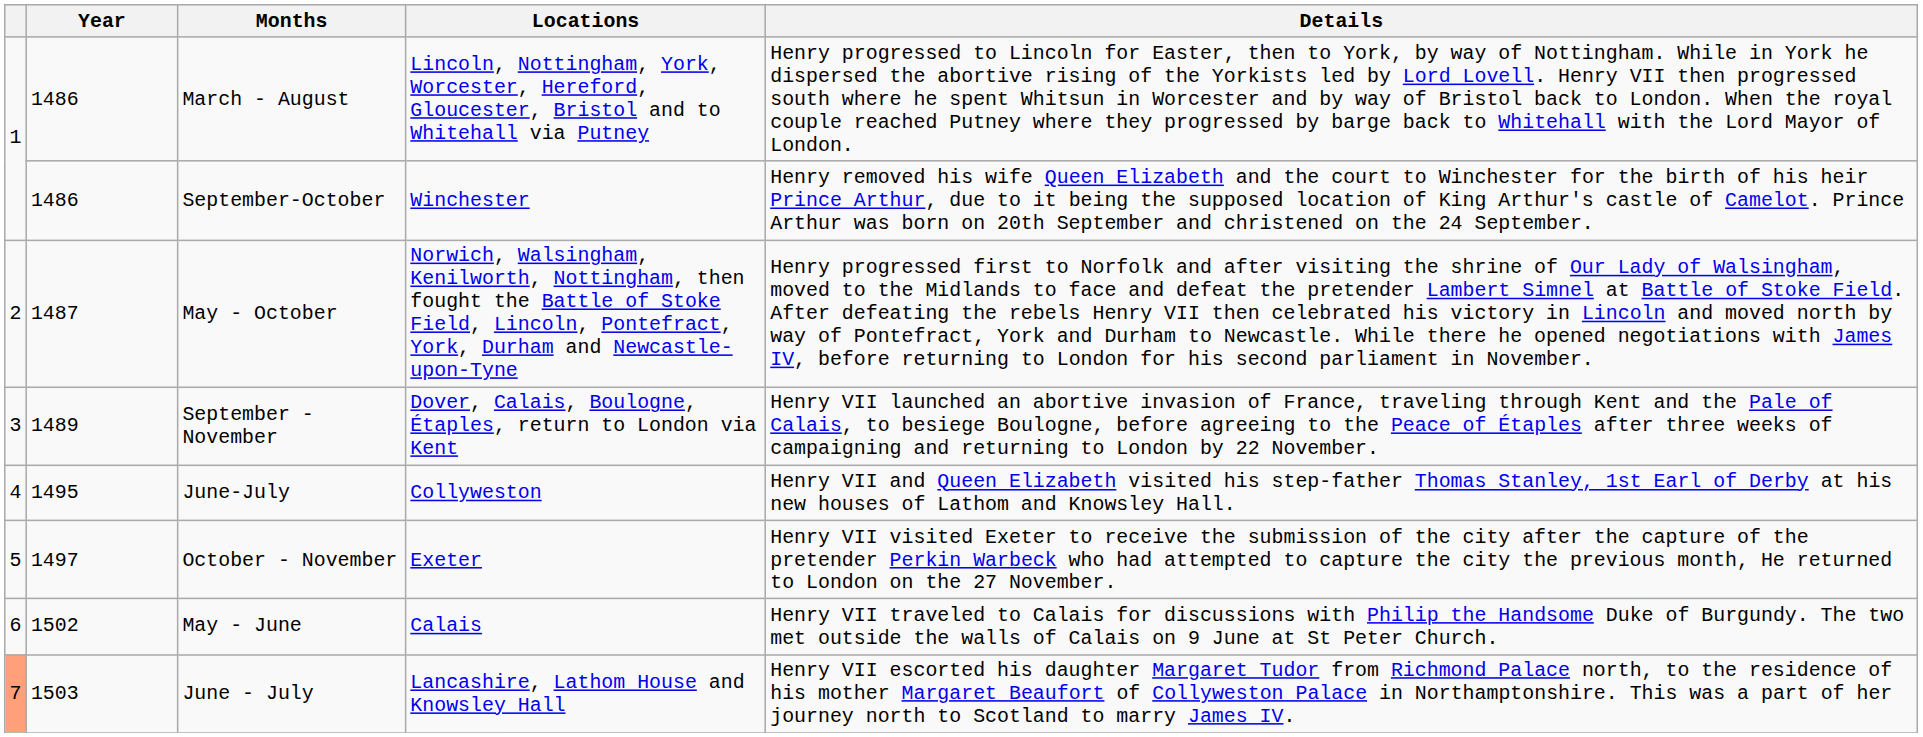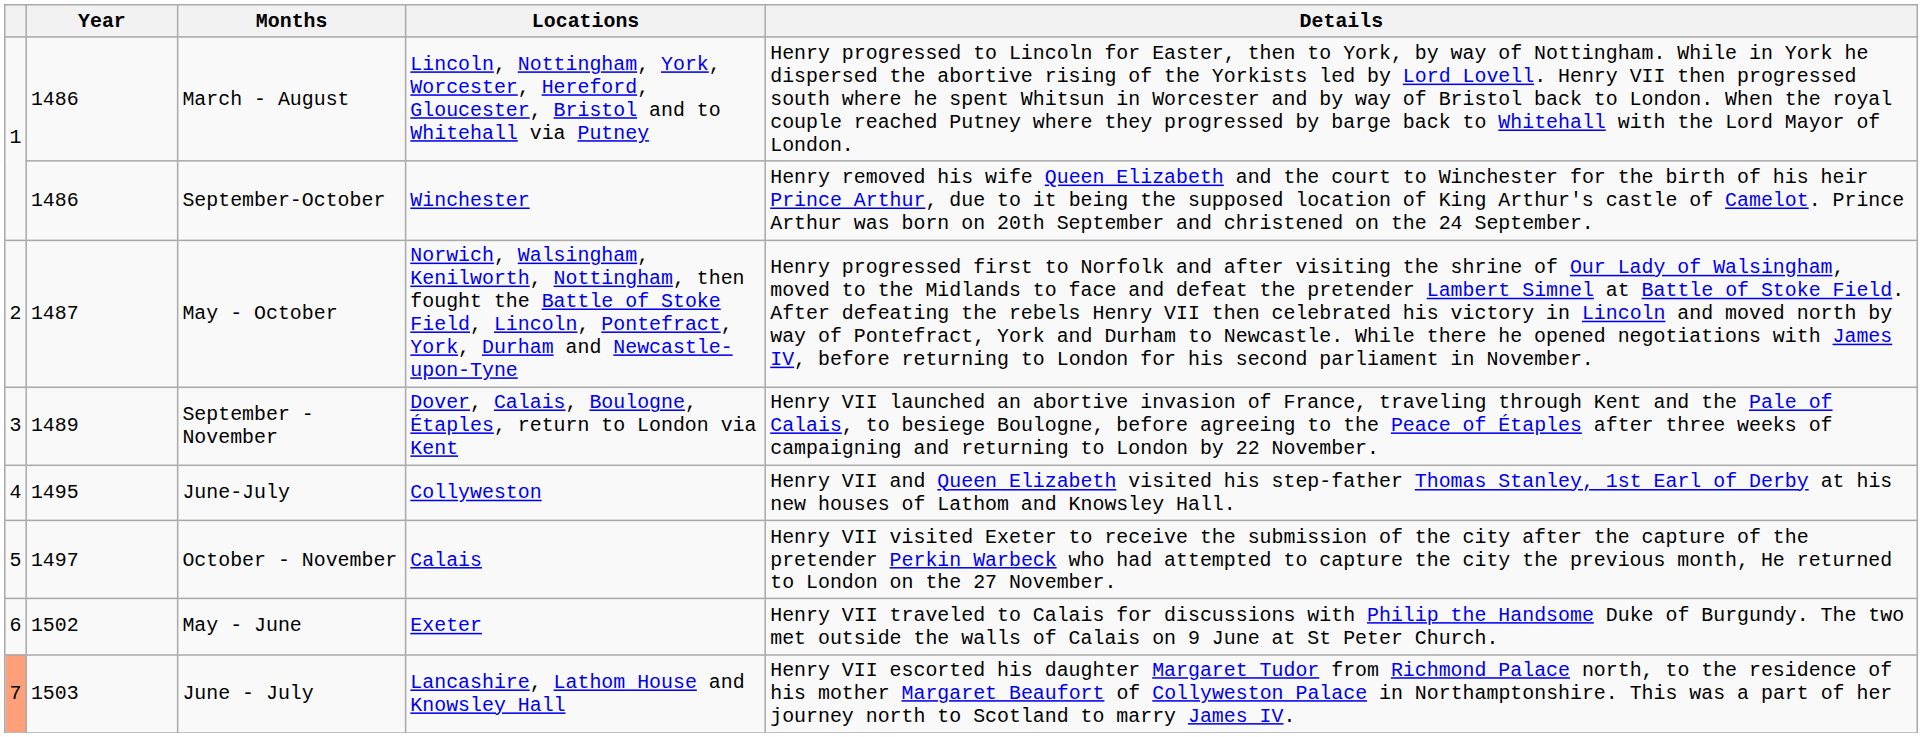(446, 560) Exeter -> (446, 560) Calais
(446, 627) Calais -> (446, 627) Exeter
